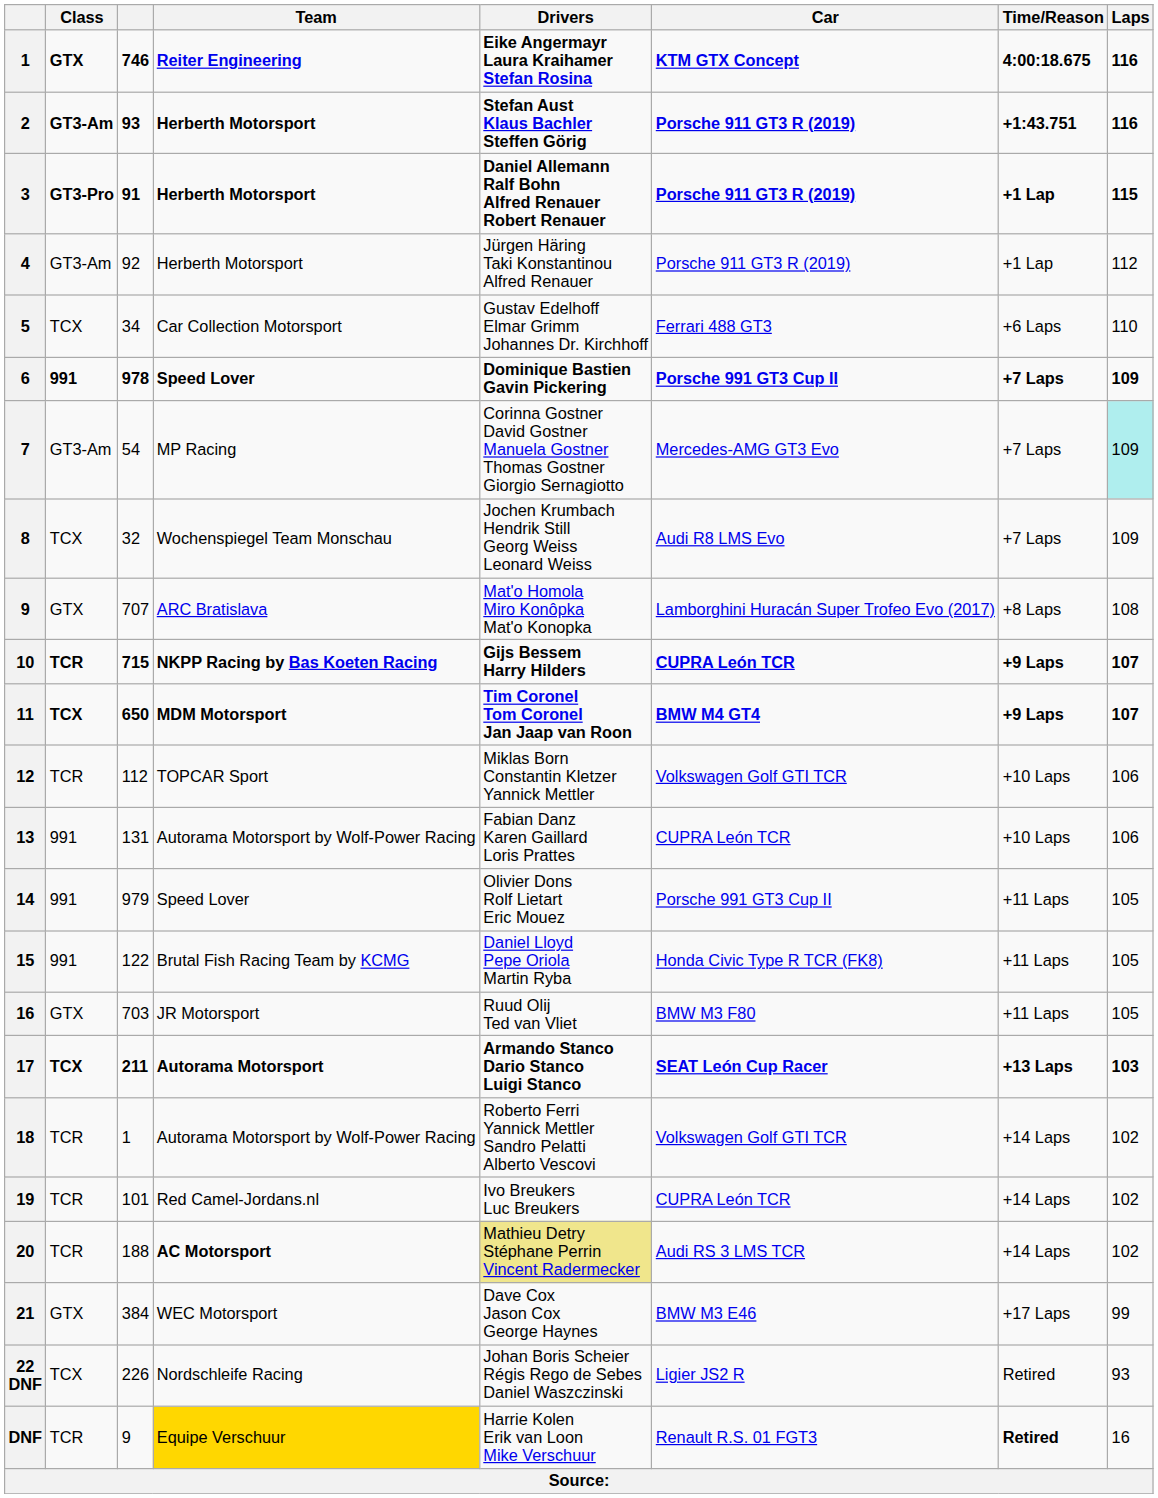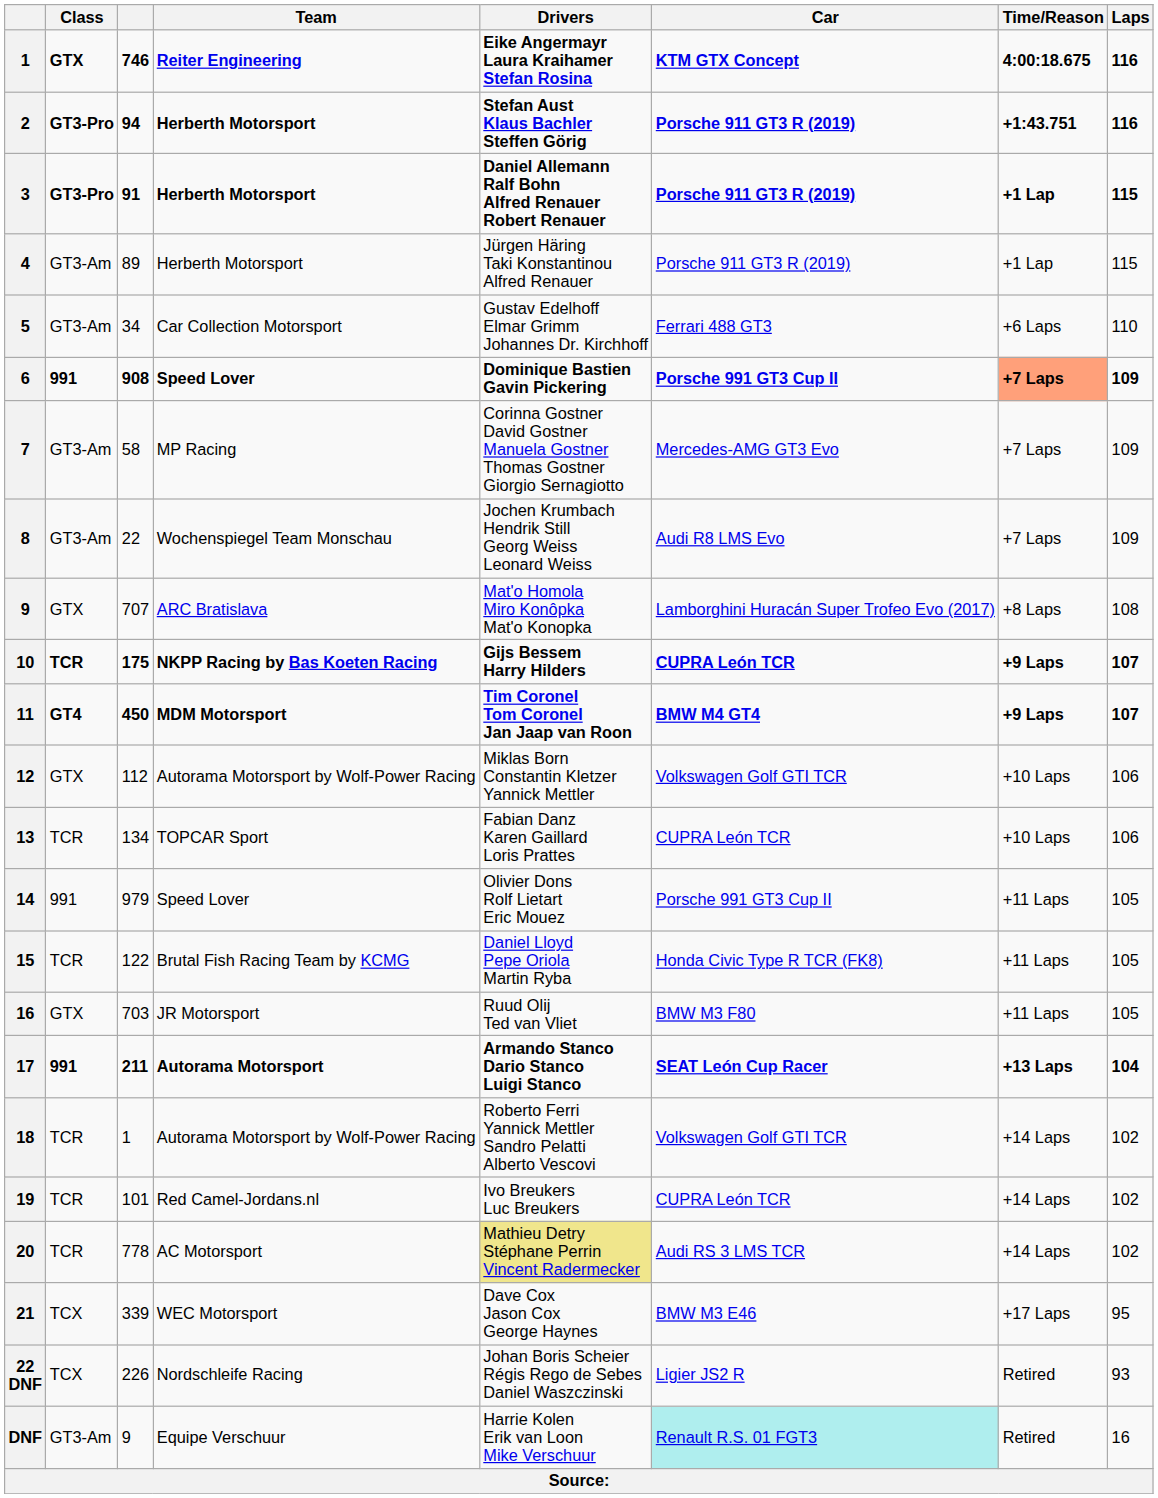(81, 123) GT3-Am -> (82, 123) GT3-Pro
(131, 123) 93 -> (131, 123) 94
(131, 264) 92 -> (131, 264) 89
(1125, 264) 112 -> (1125, 264) 115
(66, 326) TCX -> (81, 326) GT3-Am
(135, 378) 978 -> (135, 378) 908
(1033, 378) no background -> (1033, 378) lightsalmon background
(131, 449) 54 -> (131, 449) 58
(1125, 449) paleturquoise background -> (1125, 449) no background
(66, 538) TCX -> (81, 538) GT3-Am
(131, 538) 32 -> (131, 538) 22
(135, 661) 715 -> (135, 661) 175
(66, 714) TCX -> (66, 714) GT4
(135, 714) 650 -> (135, 714) 450
(67, 776) TCR -> (67, 776) GTX
(212, 776) TOPCAR Sport -> (316, 776) Autorama Motorsport by Wolf-Power Racing
(63, 837) 991 -> (67, 837) TCR
(135, 837) 131 -> (135, 837) 134
(316, 837) Autorama Motorsport by Wolf-Power Racing -> (212, 837) TOPCAR Sport
(63, 961) 991 -> (67, 961) TCR
(66, 1066) TCX -> (63, 1066) 991
(1125, 1066) 103 -> (1125, 1066) 104
(135, 1252) 188 -> (135, 1252) 778
(214, 1252) bold -> (209, 1252) normal
(67, 1313) GTX -> (66, 1313) TCX
(135, 1313) 384 -> (135, 1313) 339
(1121, 1313) 99 -> (1121, 1313) 95
(67, 1437) TCR -> (81, 1437) GT3-Am
(221, 1437) gold background -> (221, 1437) no background
(736, 1437) no background -> (736, 1437) paleturquoise background
(1031, 1437) bold -> (1029, 1437) normal
